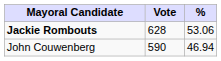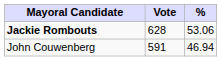(157, 47) 590 -> (157, 47) 591
